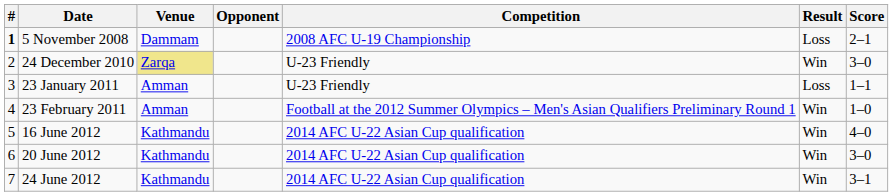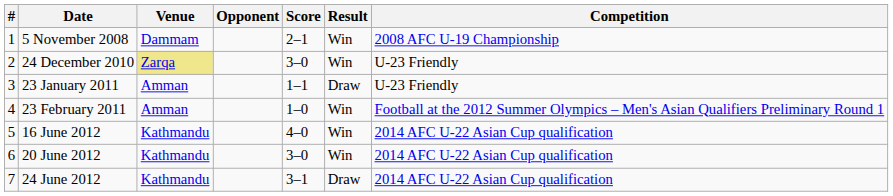columns swapped: (867, 16) <-> (541, 16)
(12, 39) bold -> (12, 39) normal
(816, 39) Loss -> (340, 39) Win
(816, 86) Loss -> (344, 86) Draw
(815, 179) Win -> (344, 179) Draw
